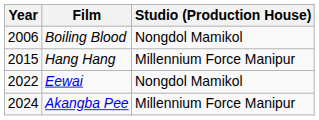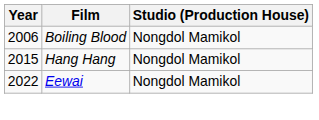(215, 59) Millennium Force Manipur -> (186, 59) Nongdol Mamikol
- row: (87, 103)
